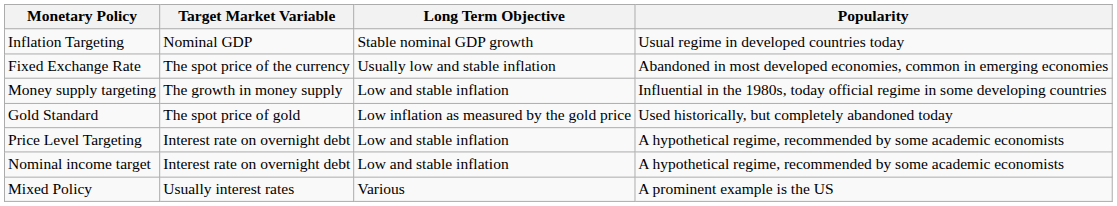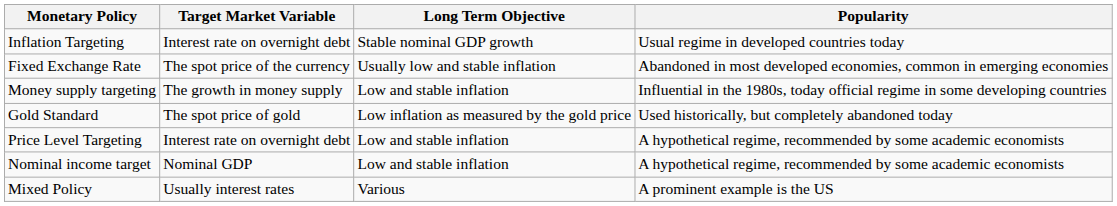(208, 41) Nominal GDP -> (257, 41) Interest rate on overnight debt
(257, 164) Interest rate on overnight debt -> (208, 164) Nominal GDP
